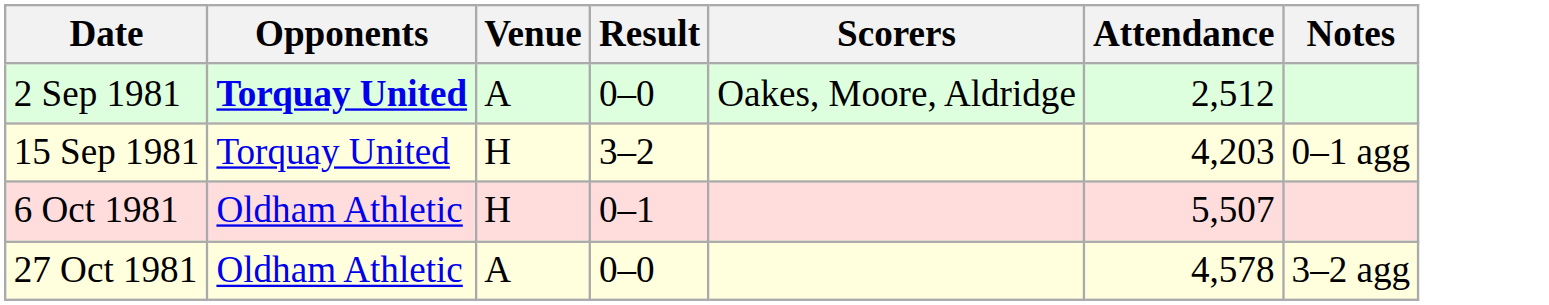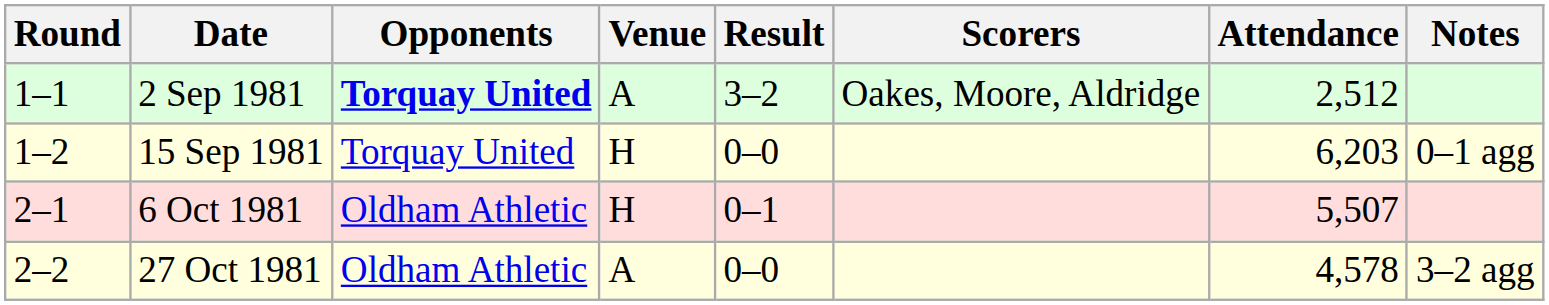+ column: (67, 33)
(627, 92) 0–0 -> (751, 92) 3–2
(627, 151) 3–2 -> (751, 151) 0–0
(1233, 151) 4,203 -> (1357, 151) 6,203
